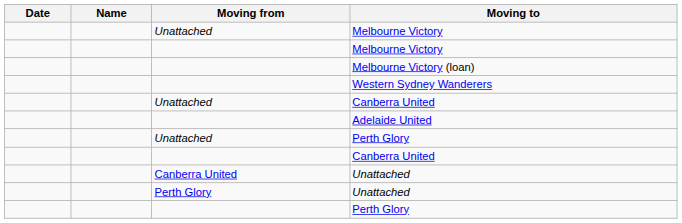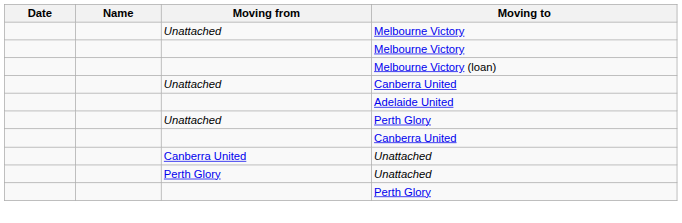- row: (251, 85)
